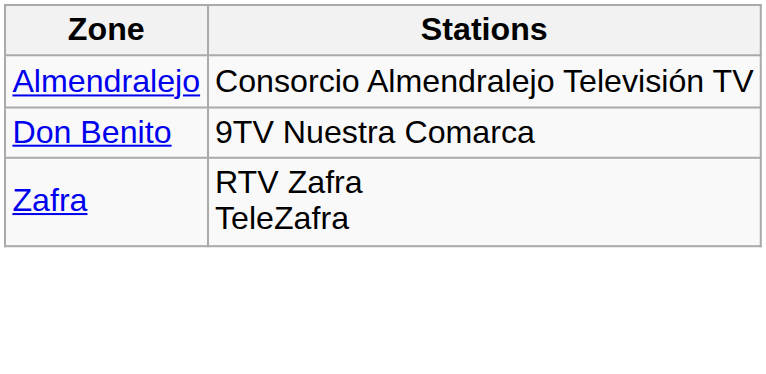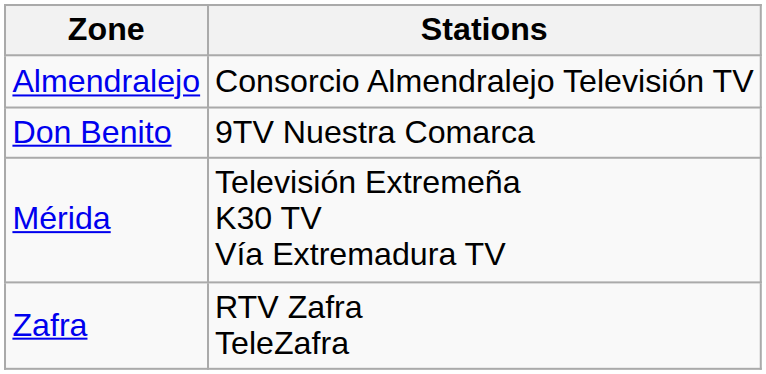+ row: (62, 219)
